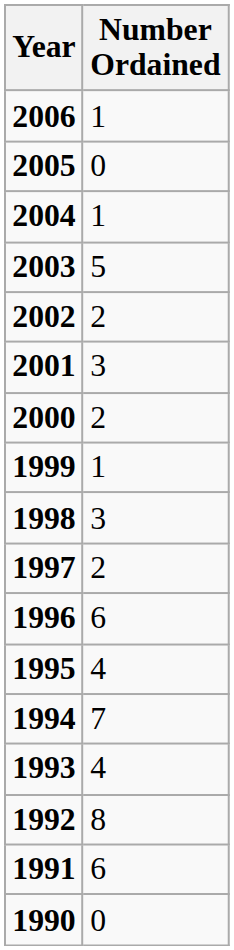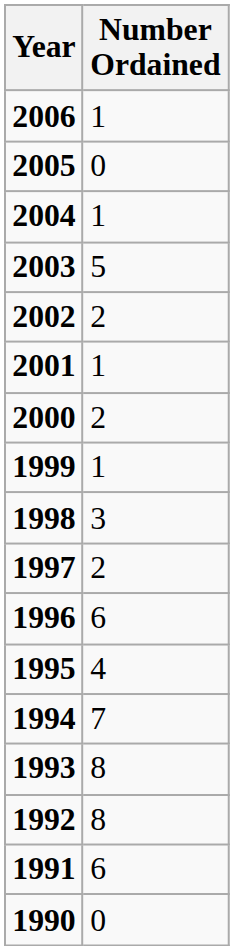(98, 366) 3 -> (98, 366) 1
(98, 768) 4 -> (98, 768) 8
